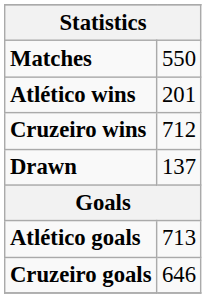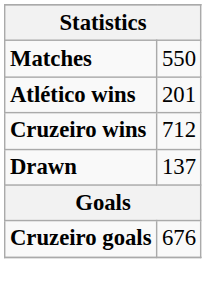- row: (75, 238)
(179, 274) 646 -> (179, 238) 676
